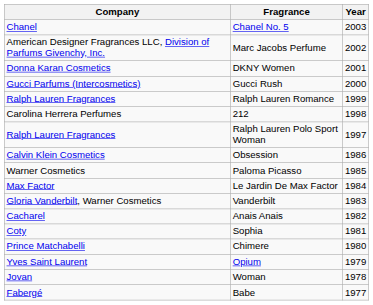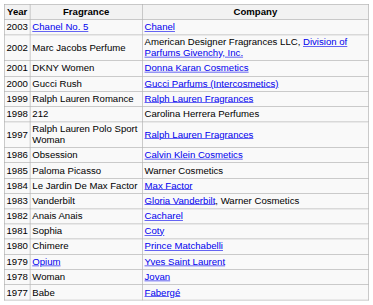columns swapped: (356, 12) <-> (117, 12)
